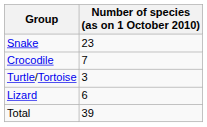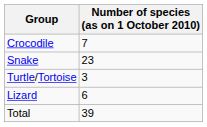rows swapped: (23, 43) <-> (30, 60)
